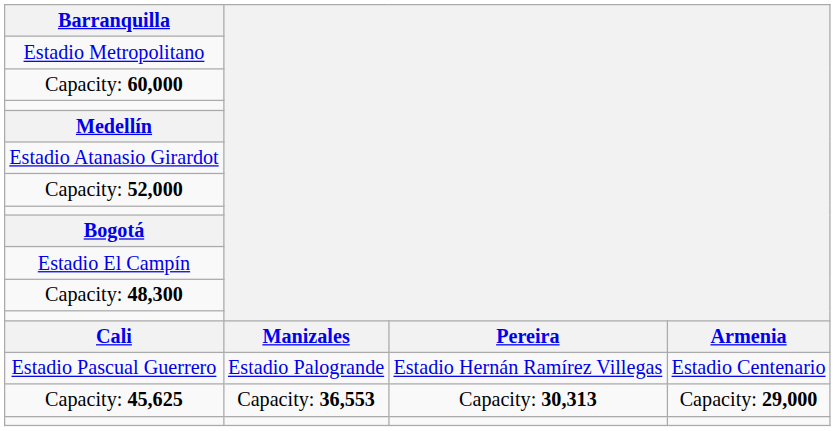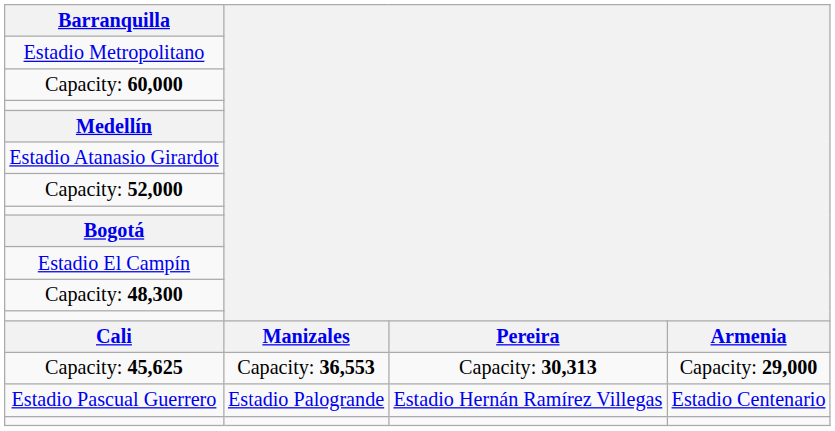rows swapped: (114, 368) <-> (114, 400)
